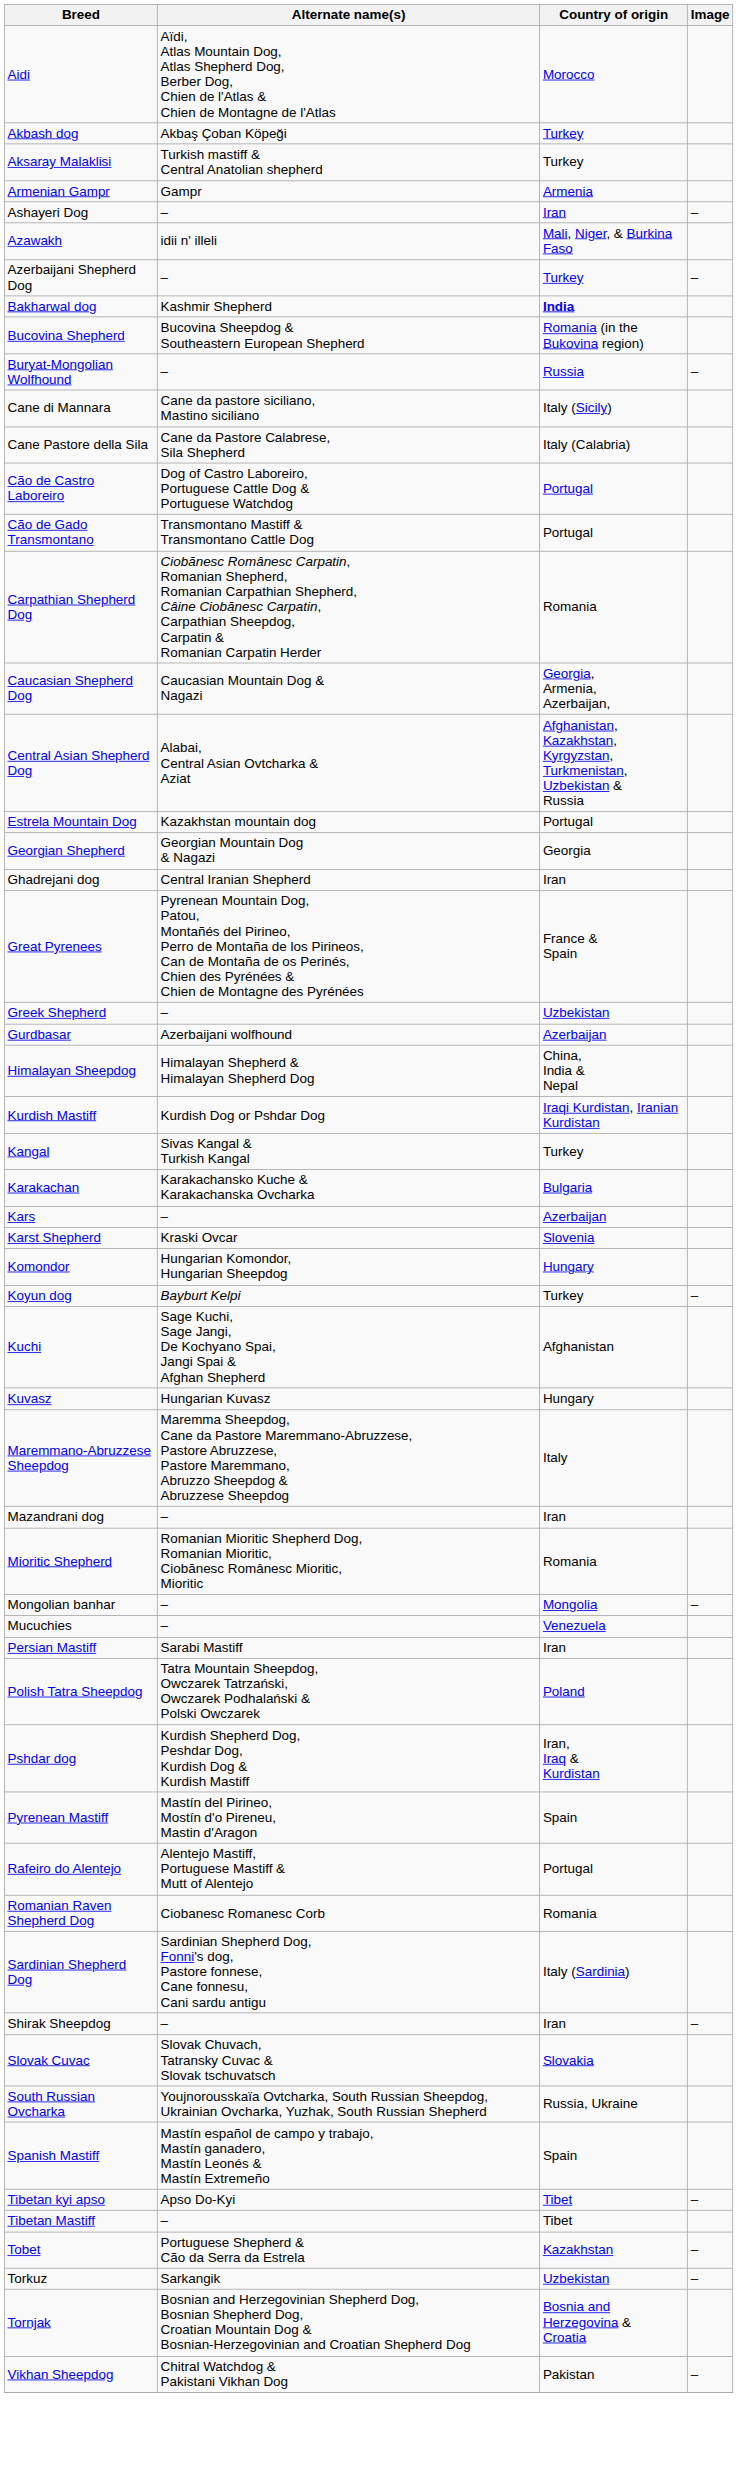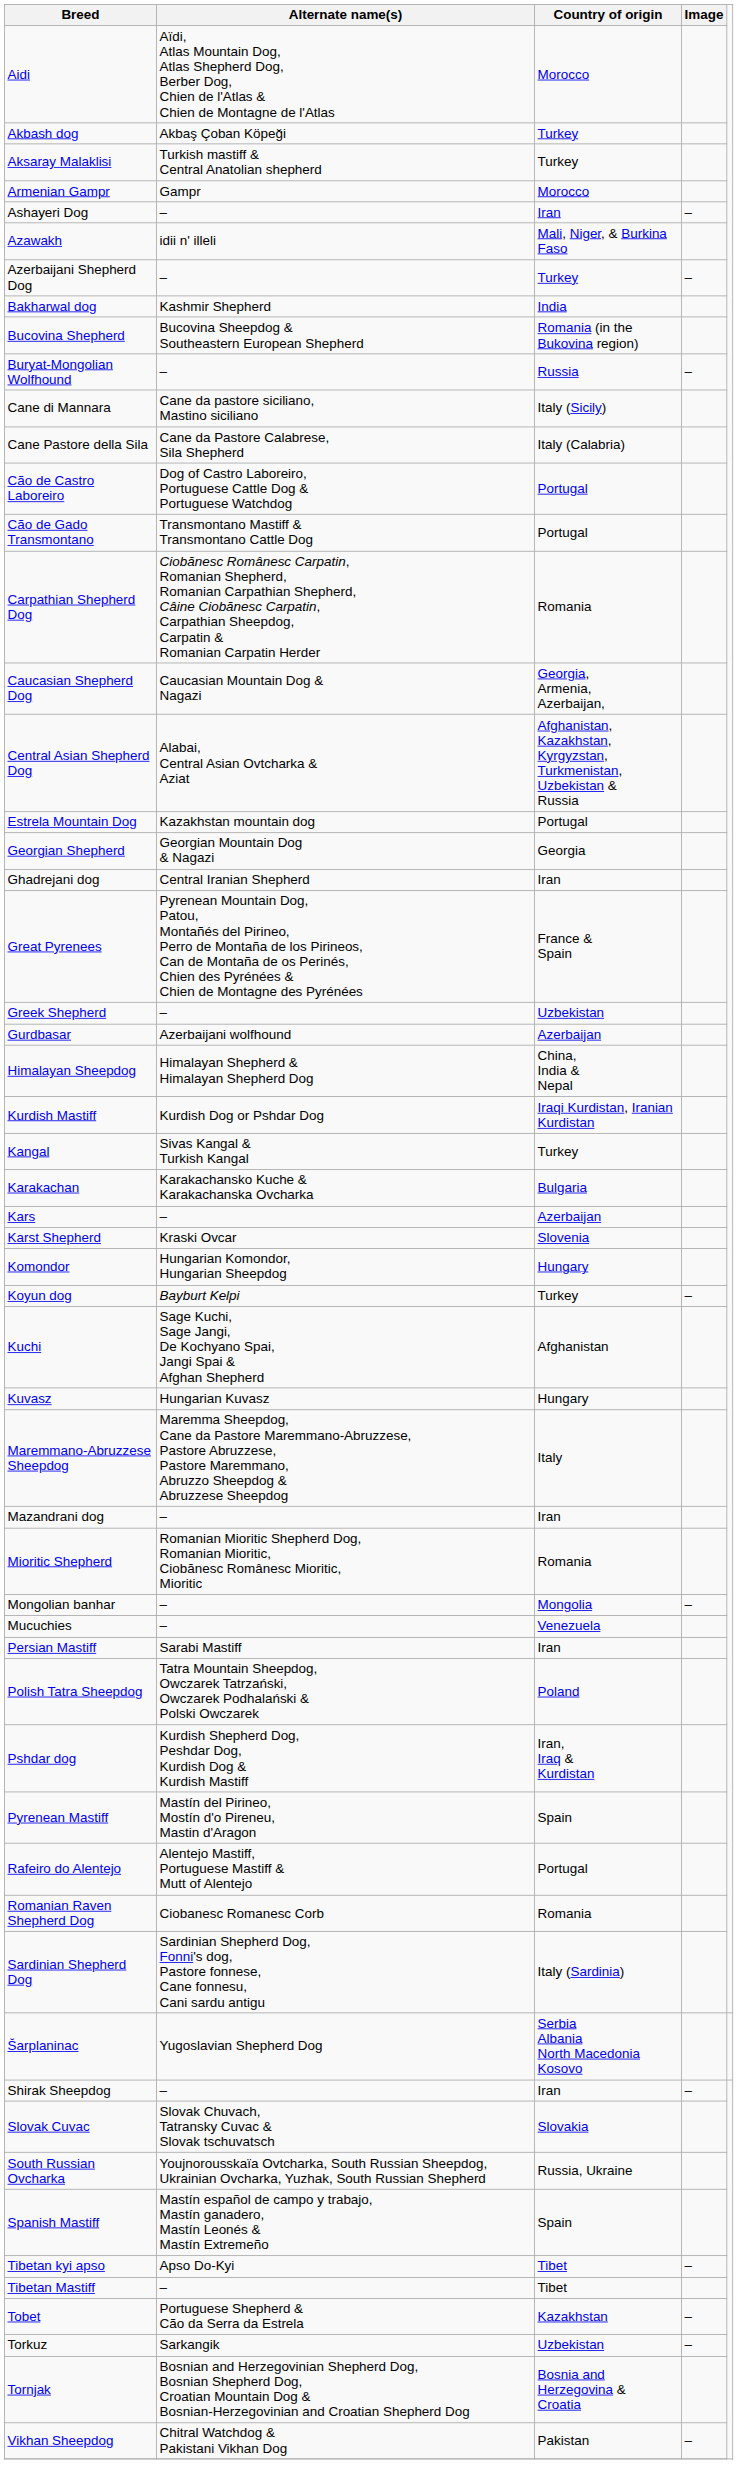(568, 191) Armenia -> (563, 191) Morocco
(559, 306) bold -> (552, 306) normal
+ row: (43, 2046)
